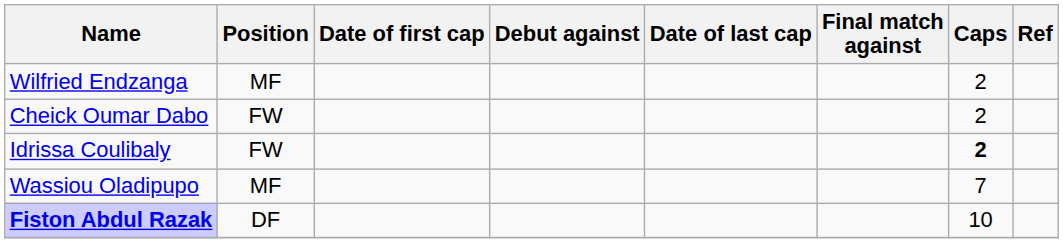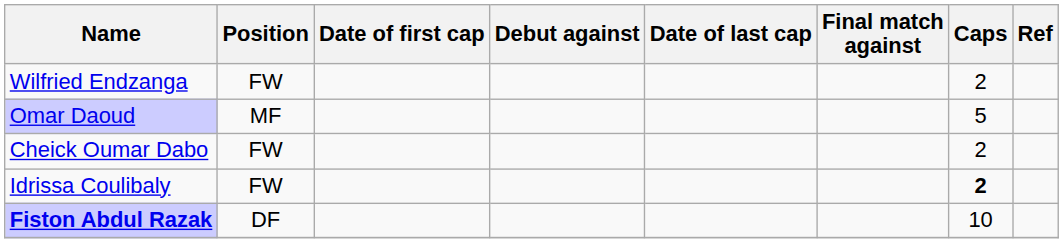(266, 81) MF -> (266, 81) FW
+ row: (72, 116)
- row: (104, 185)
